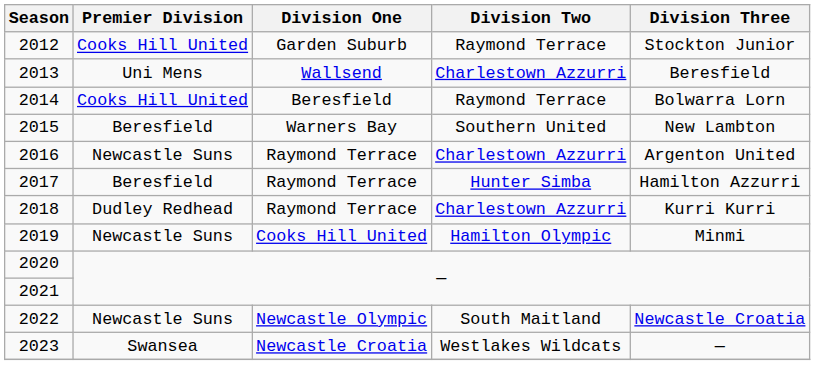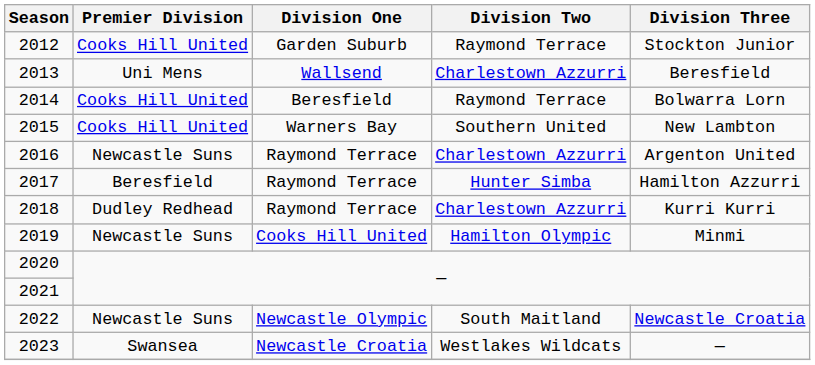(163, 128) Beresfield -> (163, 128) Cooks Hill United
